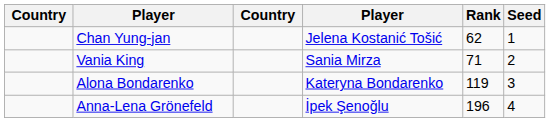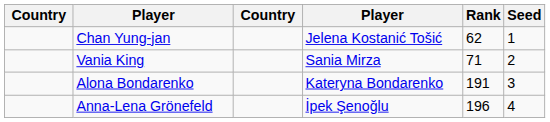(477, 83) 119 -> (478, 83) 191
